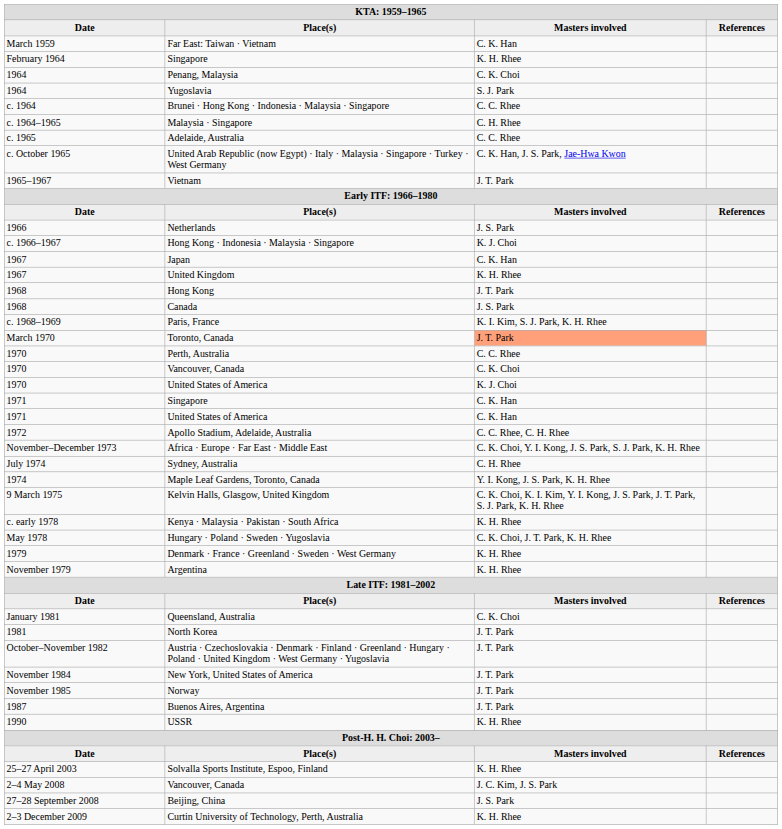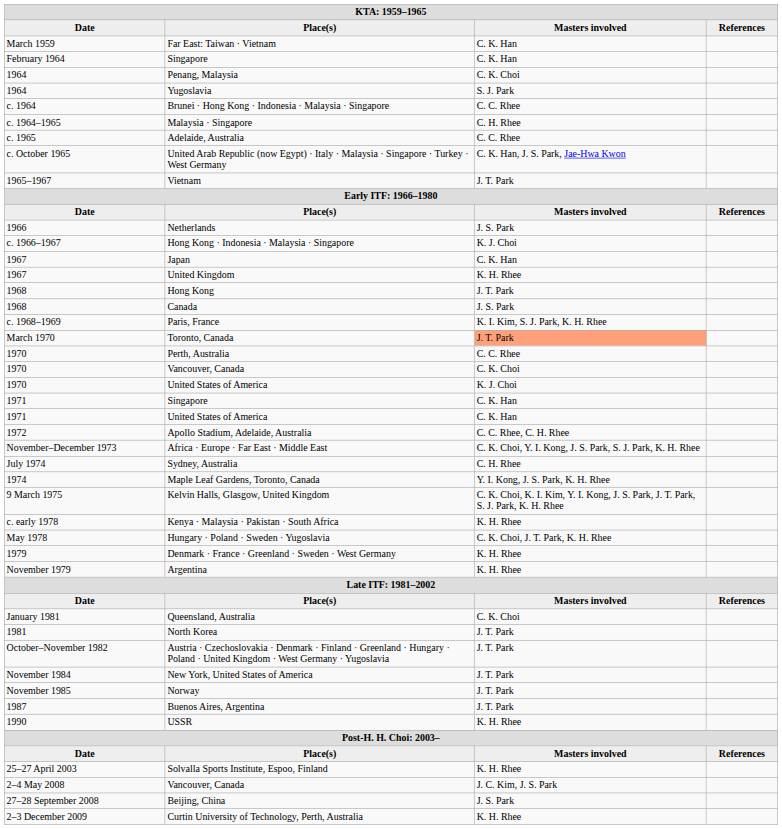(499, 59) K. H. Rhee -> (497, 59) C. K. Han
